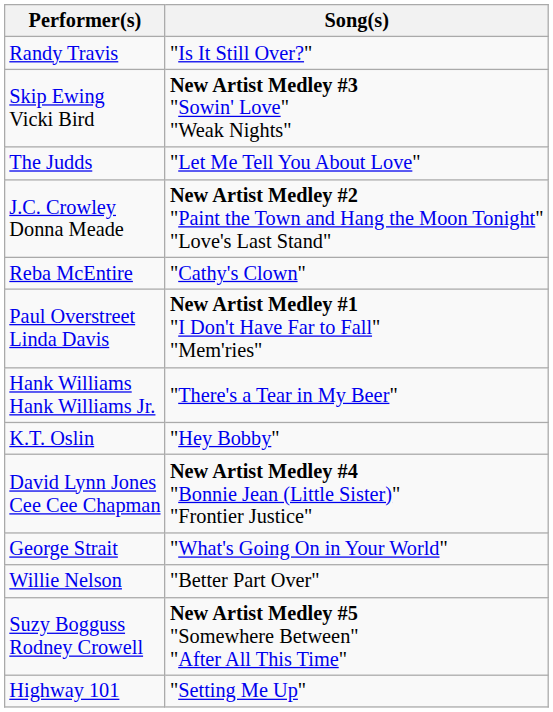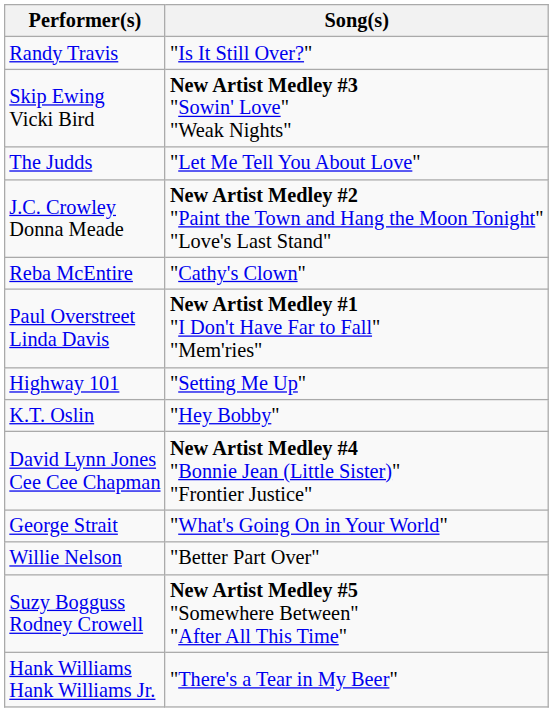rows swapped: (82, 394) <-> (64, 691)
